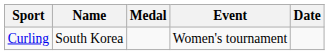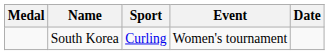columns swapped: (148, 16) <-> (28, 16)
